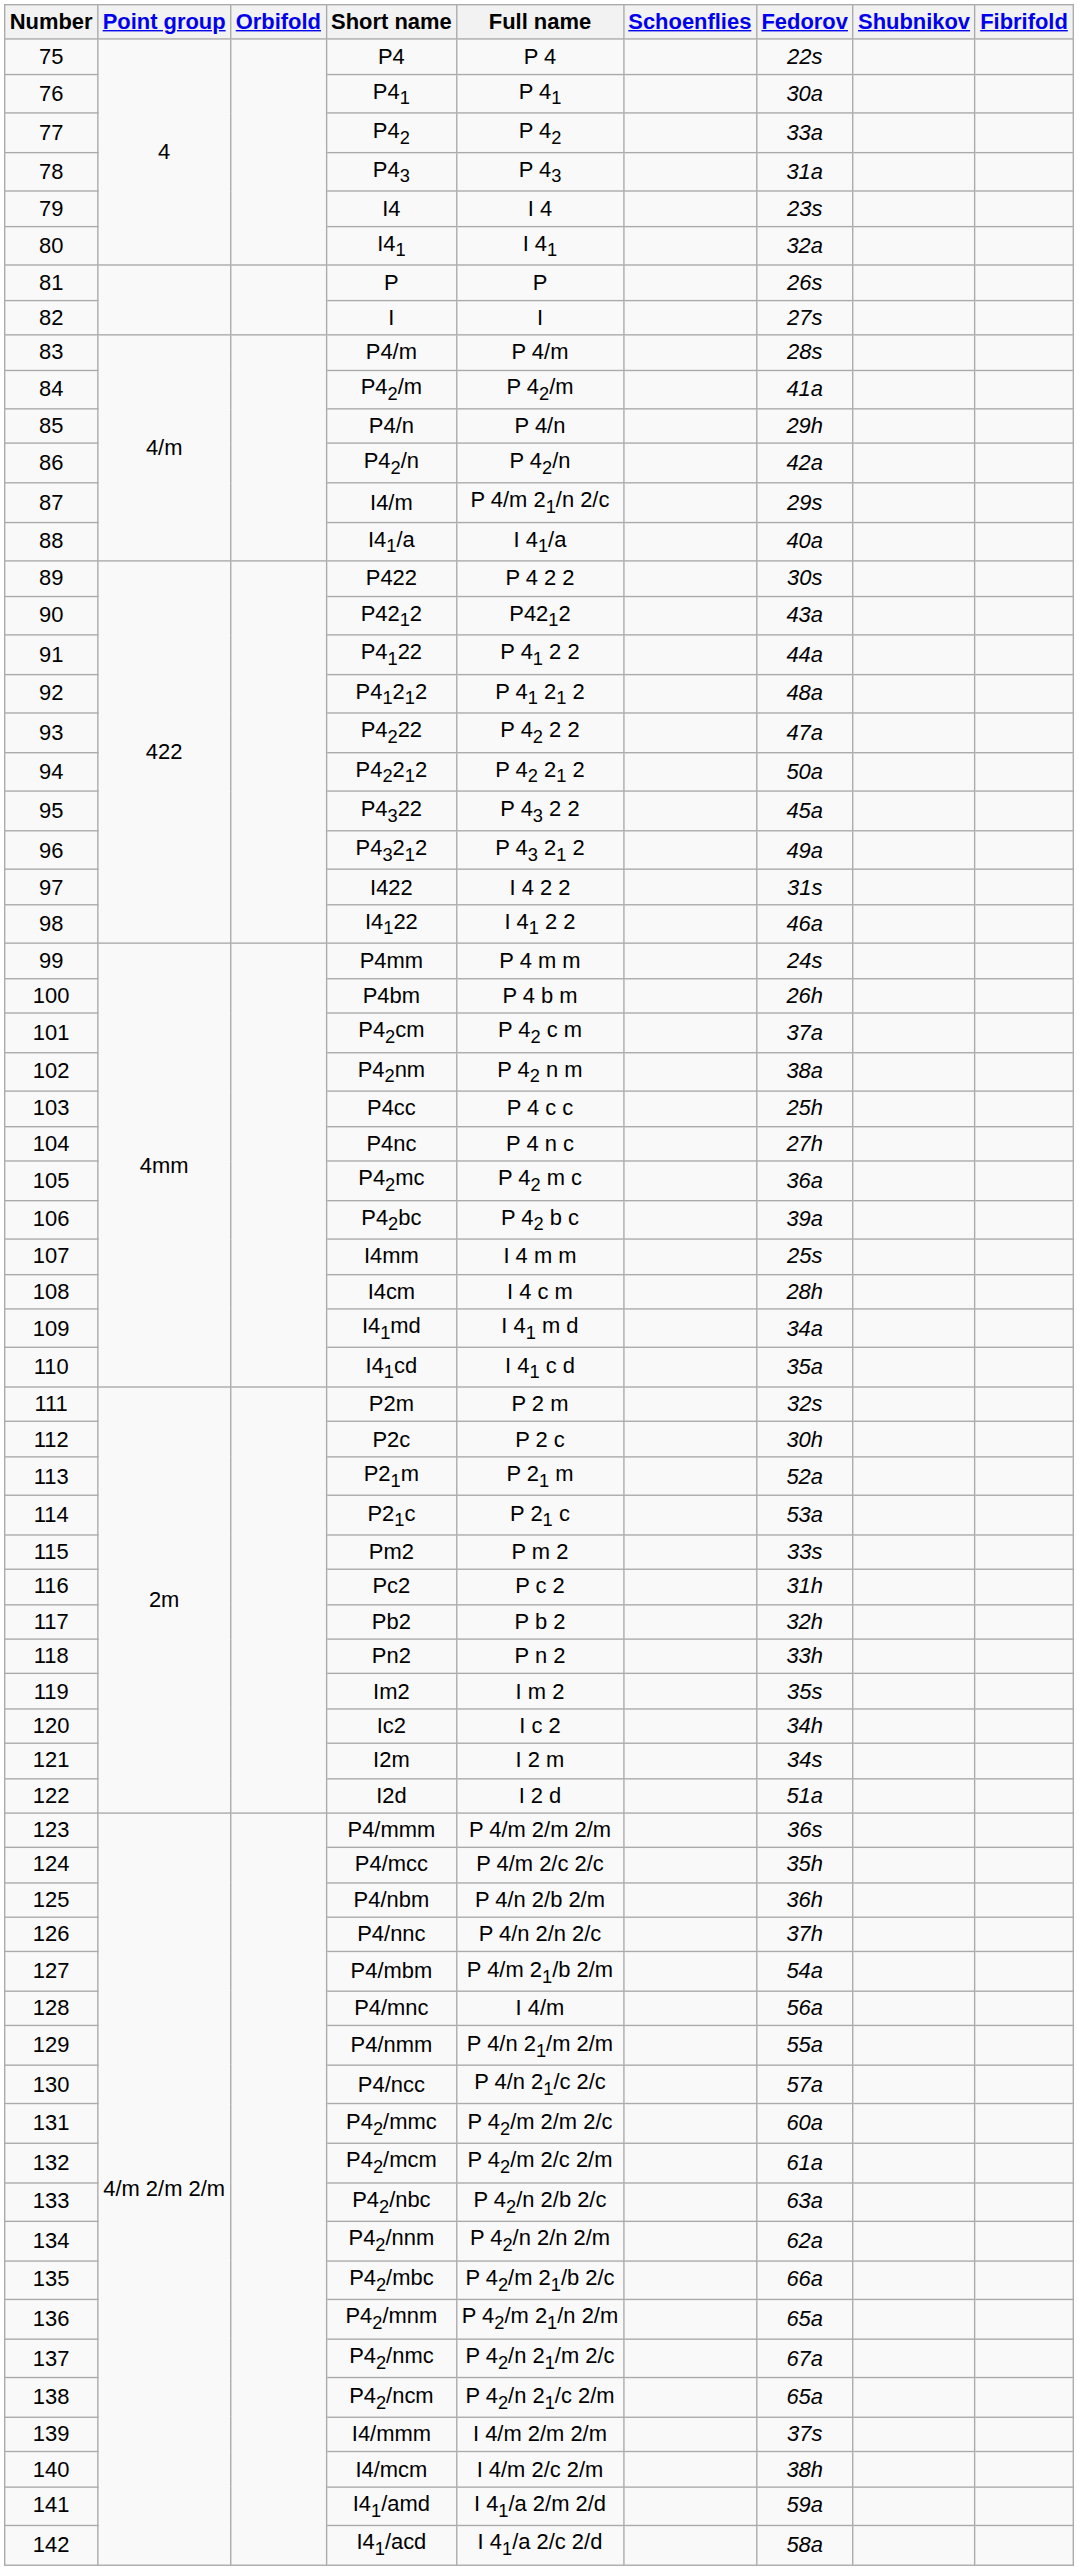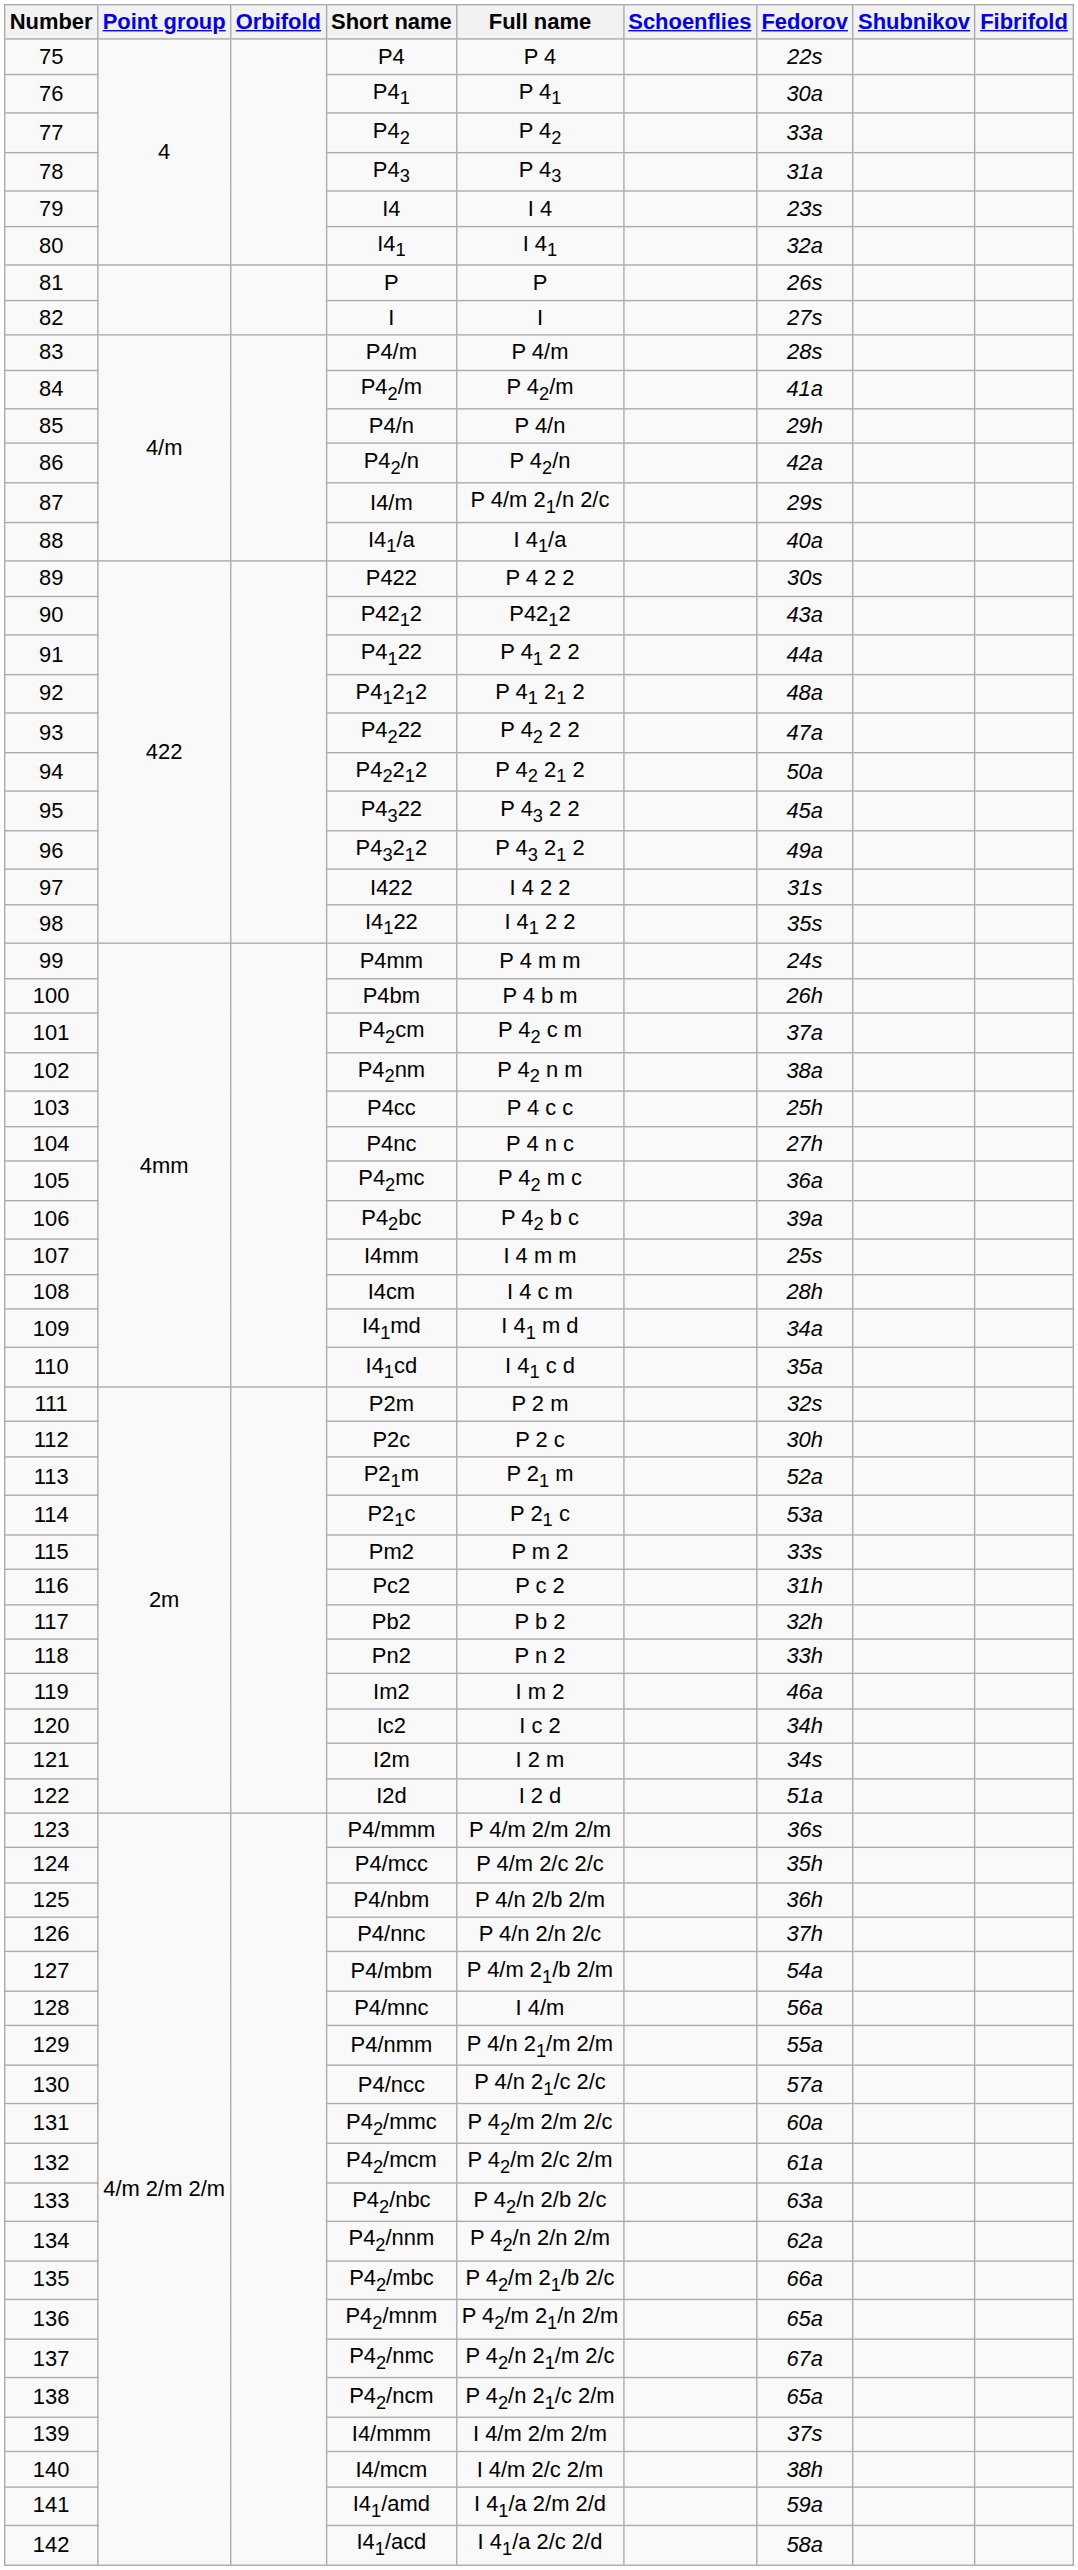(805, 923) 46a -> (805, 923) 35s
(805, 1691) 35s -> (805, 1691) 46a
